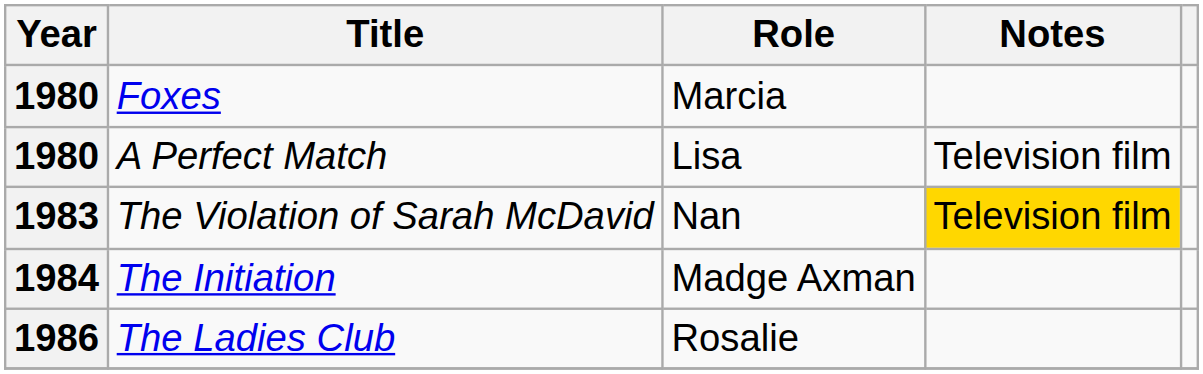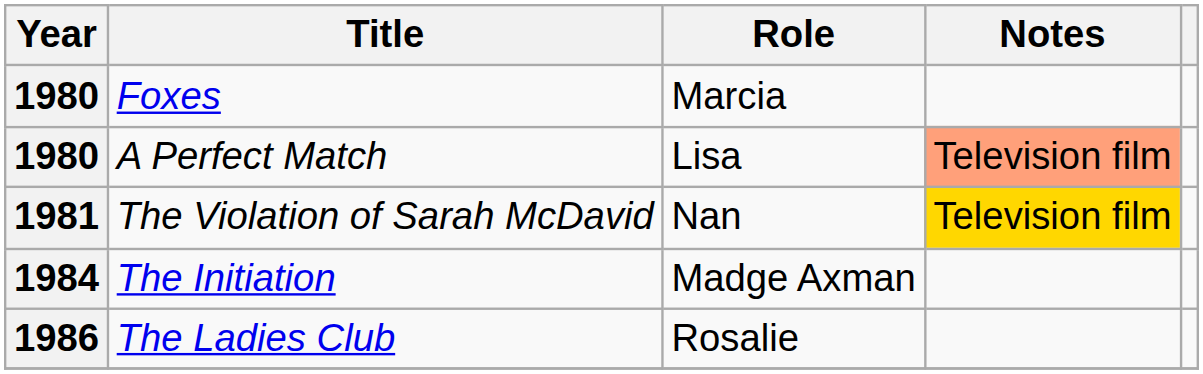(1053, 156) no background -> (1053, 156) lightsalmon background
(57, 216) 1983 -> (57, 216) 1981
